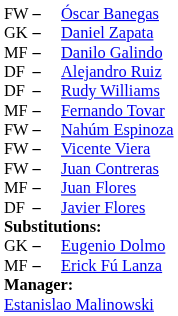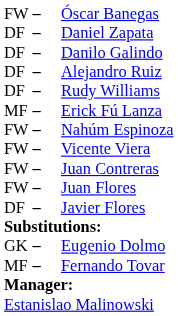(16, 32) GK -> (14, 32) DF
(16, 52) MF -> (14, 52) DF
rows swapped: (112, 265) <-> (113, 110)
(16, 188) MF -> (16, 188) FW
